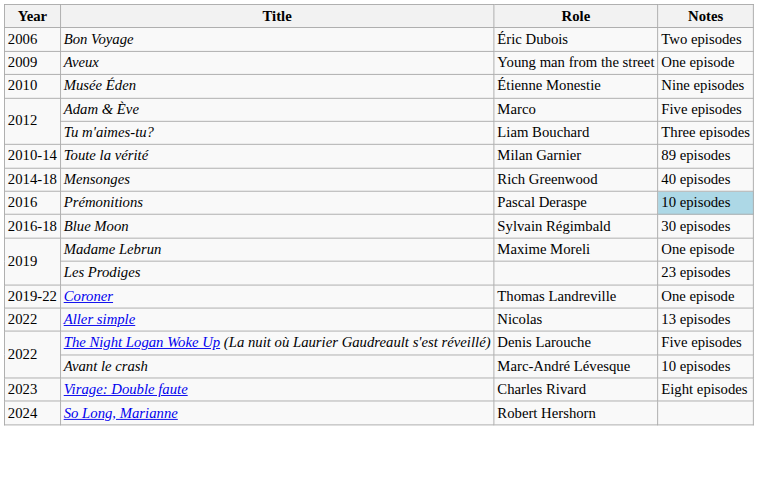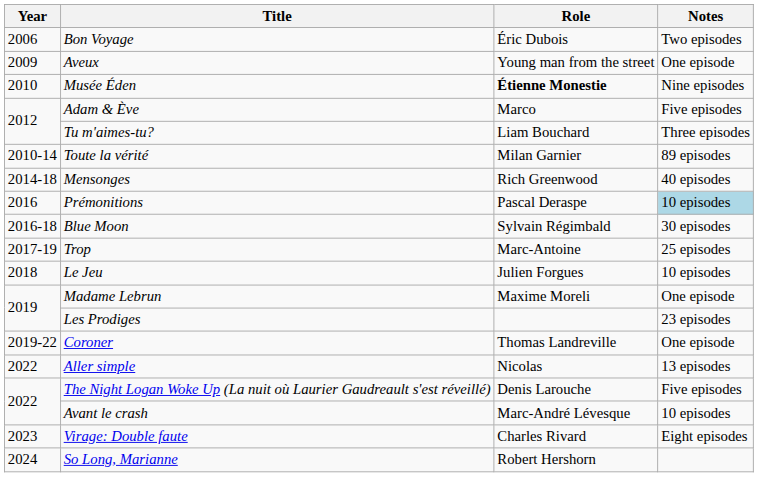(549, 86) normal -> (552, 86) bold
+ row: (77, 249)
+ row: (83, 272)
